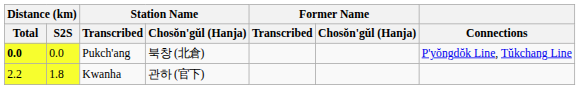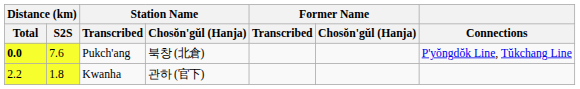(57, 53) 0.0 -> (57, 53) 7.6
